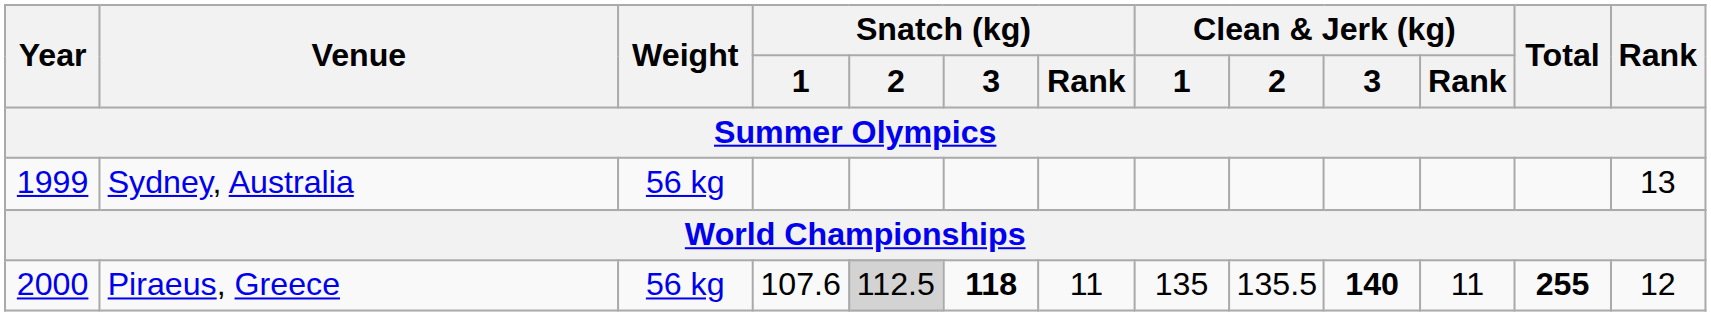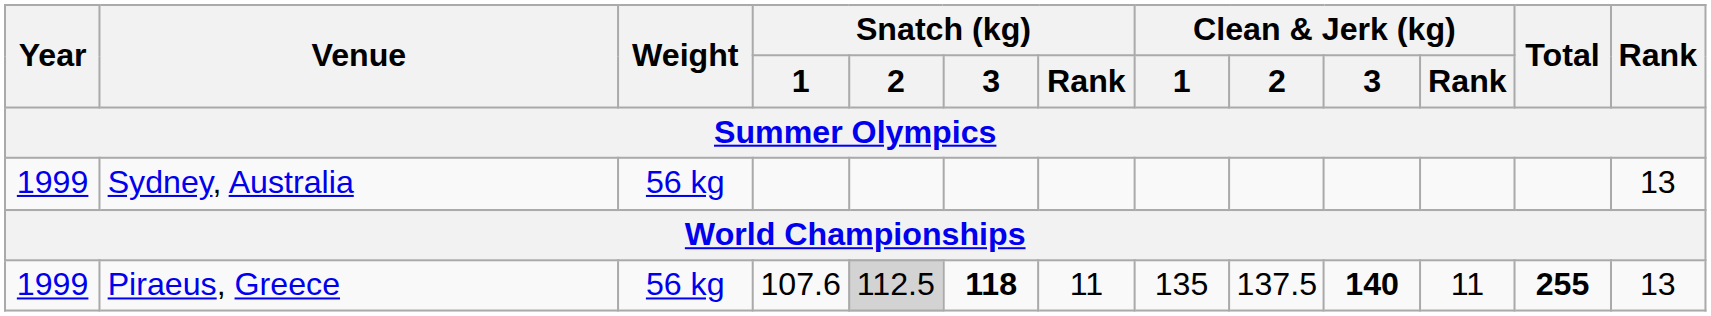(53, 285) 2000 -> (53, 285) 1999
(1277, 285) 135.5 -> (1277, 285) 137.5
(1658, 285) 12 -> (1658, 285) 13
